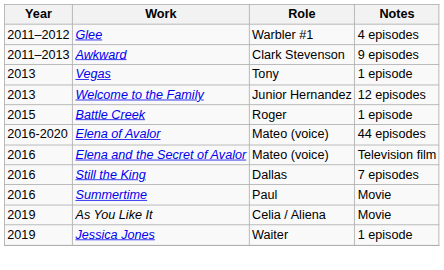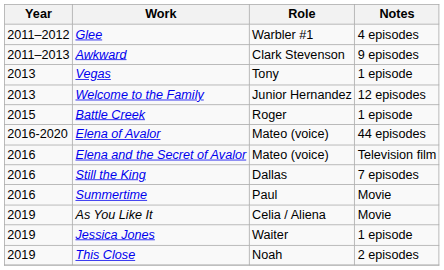+ row: (105, 255)
